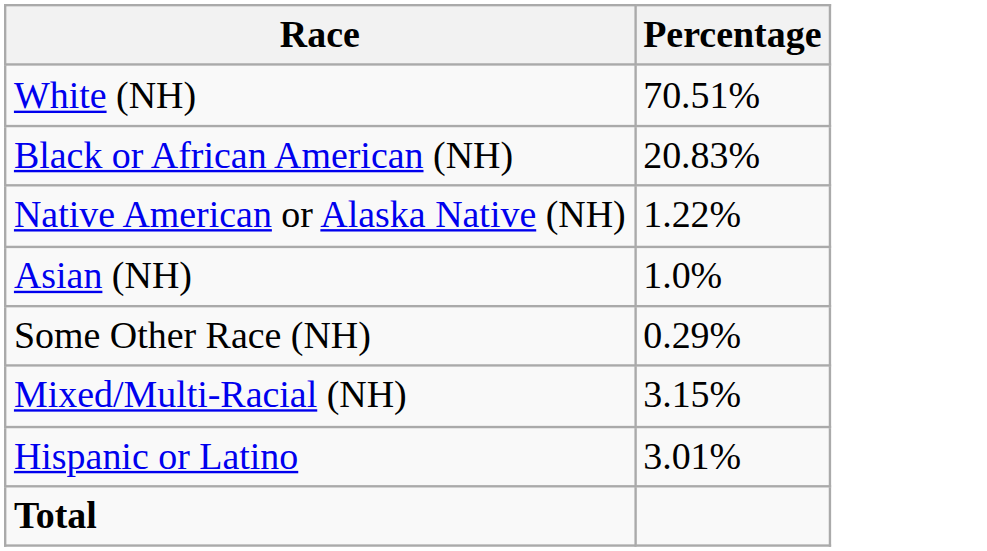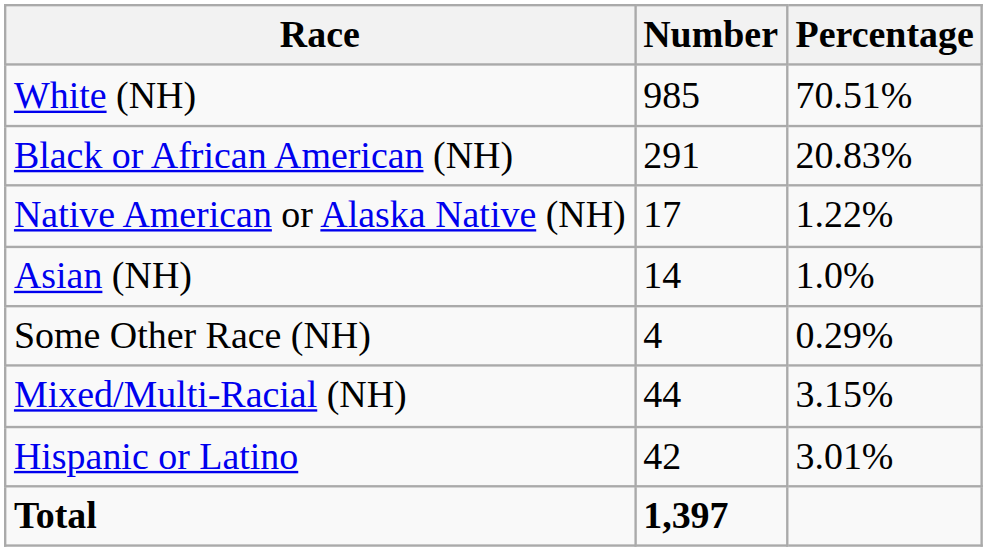+ column: (711, 34)
